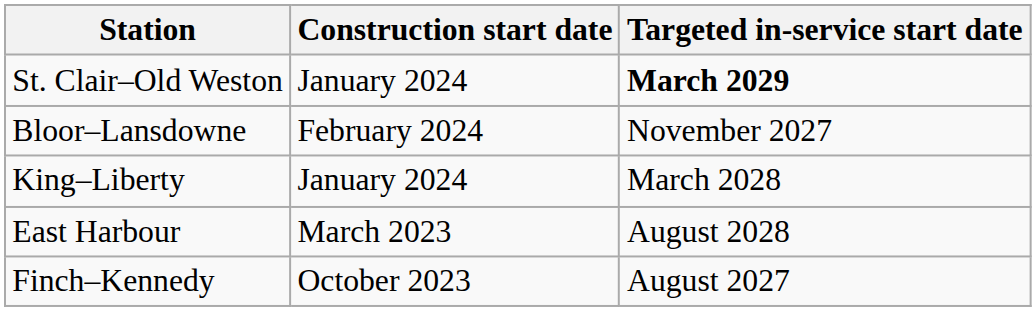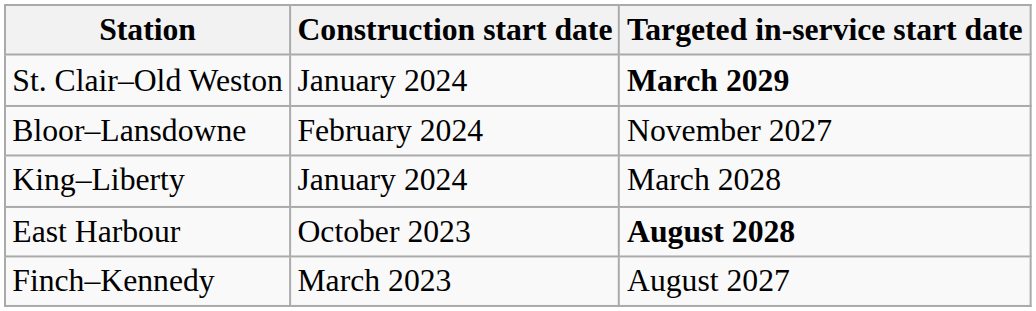(374, 230) March 2023 -> (384, 230) October 2023
(708, 230) normal -> (711, 230) bold
(384, 280) October 2023 -> (374, 280) March 2023
